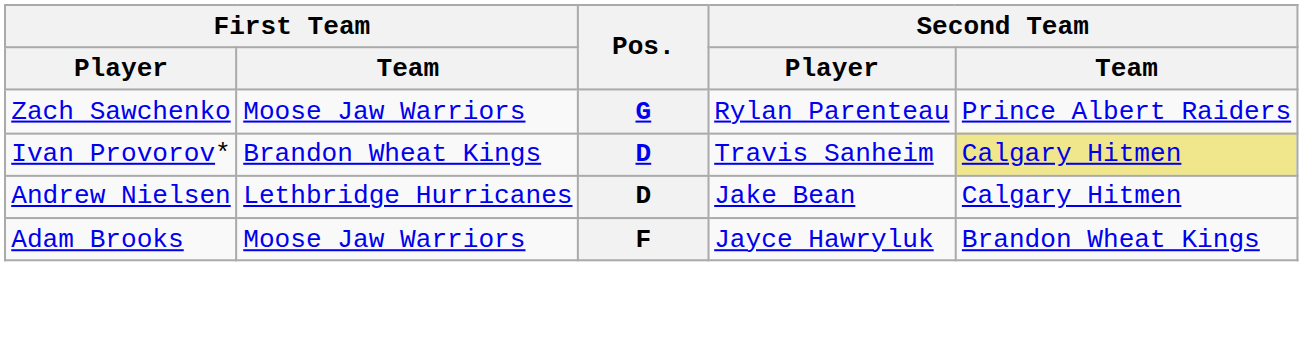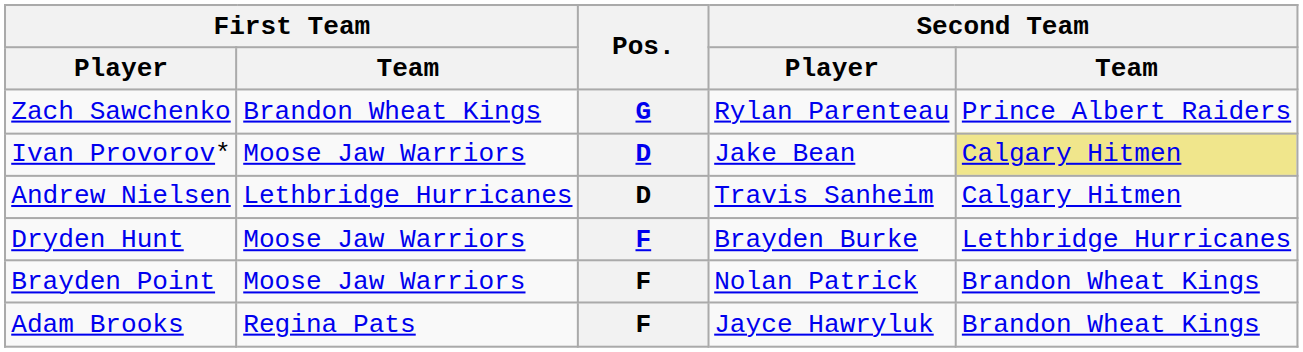(384, 111) Moose Jaw Warriors -> (392, 111) Brandon Wheat Kings
(392, 154) Brandon Wheat Kings -> (384, 154) Moose Jaw Warriors
(824, 154) Travis Sanheim -> (785, 154) Jake Bean
(785, 197) Jake Bean -> (824, 197) Travis Sanheim
+ row: (97, 239)
+ row: (113, 282)
(384, 239) Moose Jaw Warriors -> (329, 324) Regina Pats
